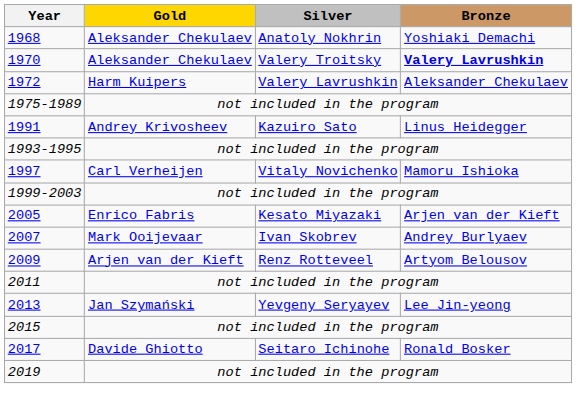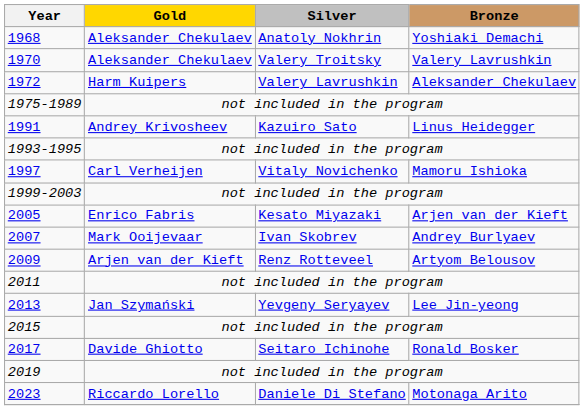(474, 60) bold -> (482, 60) normal
+ row: (24, 394)
